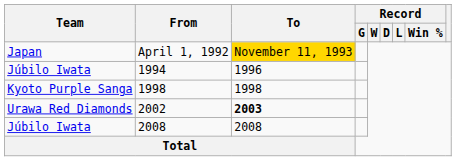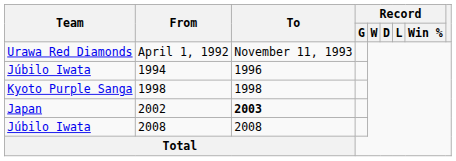(25, 52) Japan -> (70, 52) Urawa Red Diamonds
(293, 52) gold background -> (293, 52) no background
(70, 108) Urawa Red Diamonds -> (25, 108) Japan
